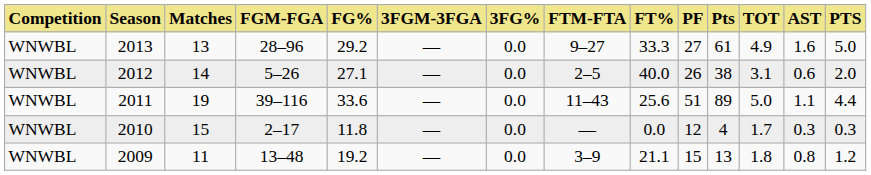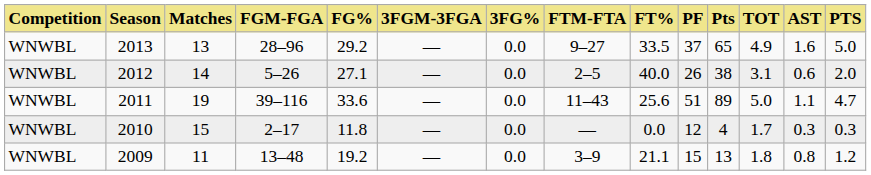(654, 45) 33.3 -> (654, 45) 33.5
(693, 45) 27 -> (693, 45) 37
(723, 45) 61 -> (723, 45) 65
(845, 101) 4.4 -> (845, 101) 4.7
